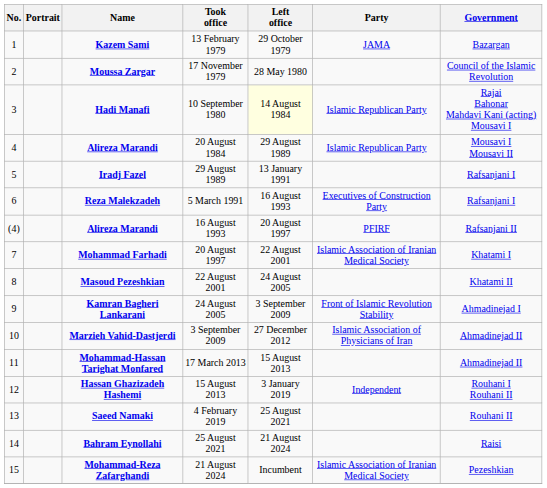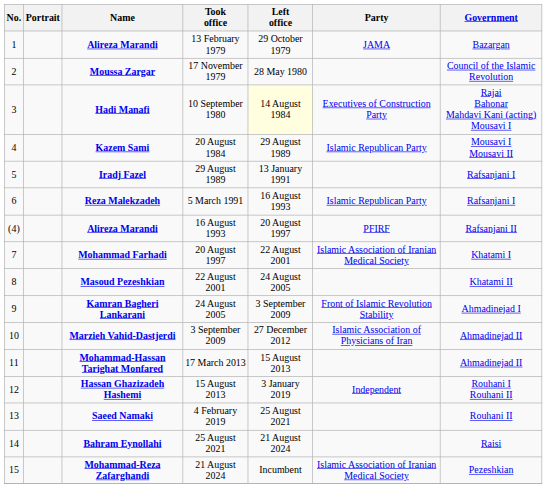(122, 44) Kazem Sami -> (122, 44) Alireza Marandi
(377, 109) Islamic Republican Party -> (377, 109) Executives of Construction Party
(122, 147) Alireza Marandi -> (122, 147) Kazem Sami
(377, 201) Executives of Construction Party -> (377, 201) Islamic Republican Party
